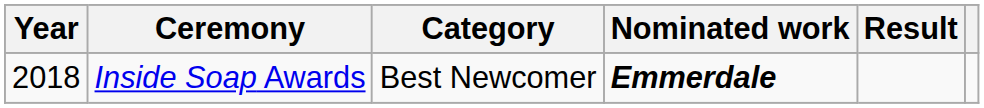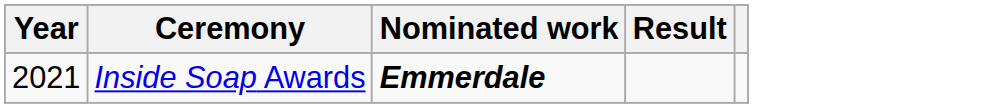- column: (488, 28)
(46, 77) 2018 -> (46, 77) 2021
